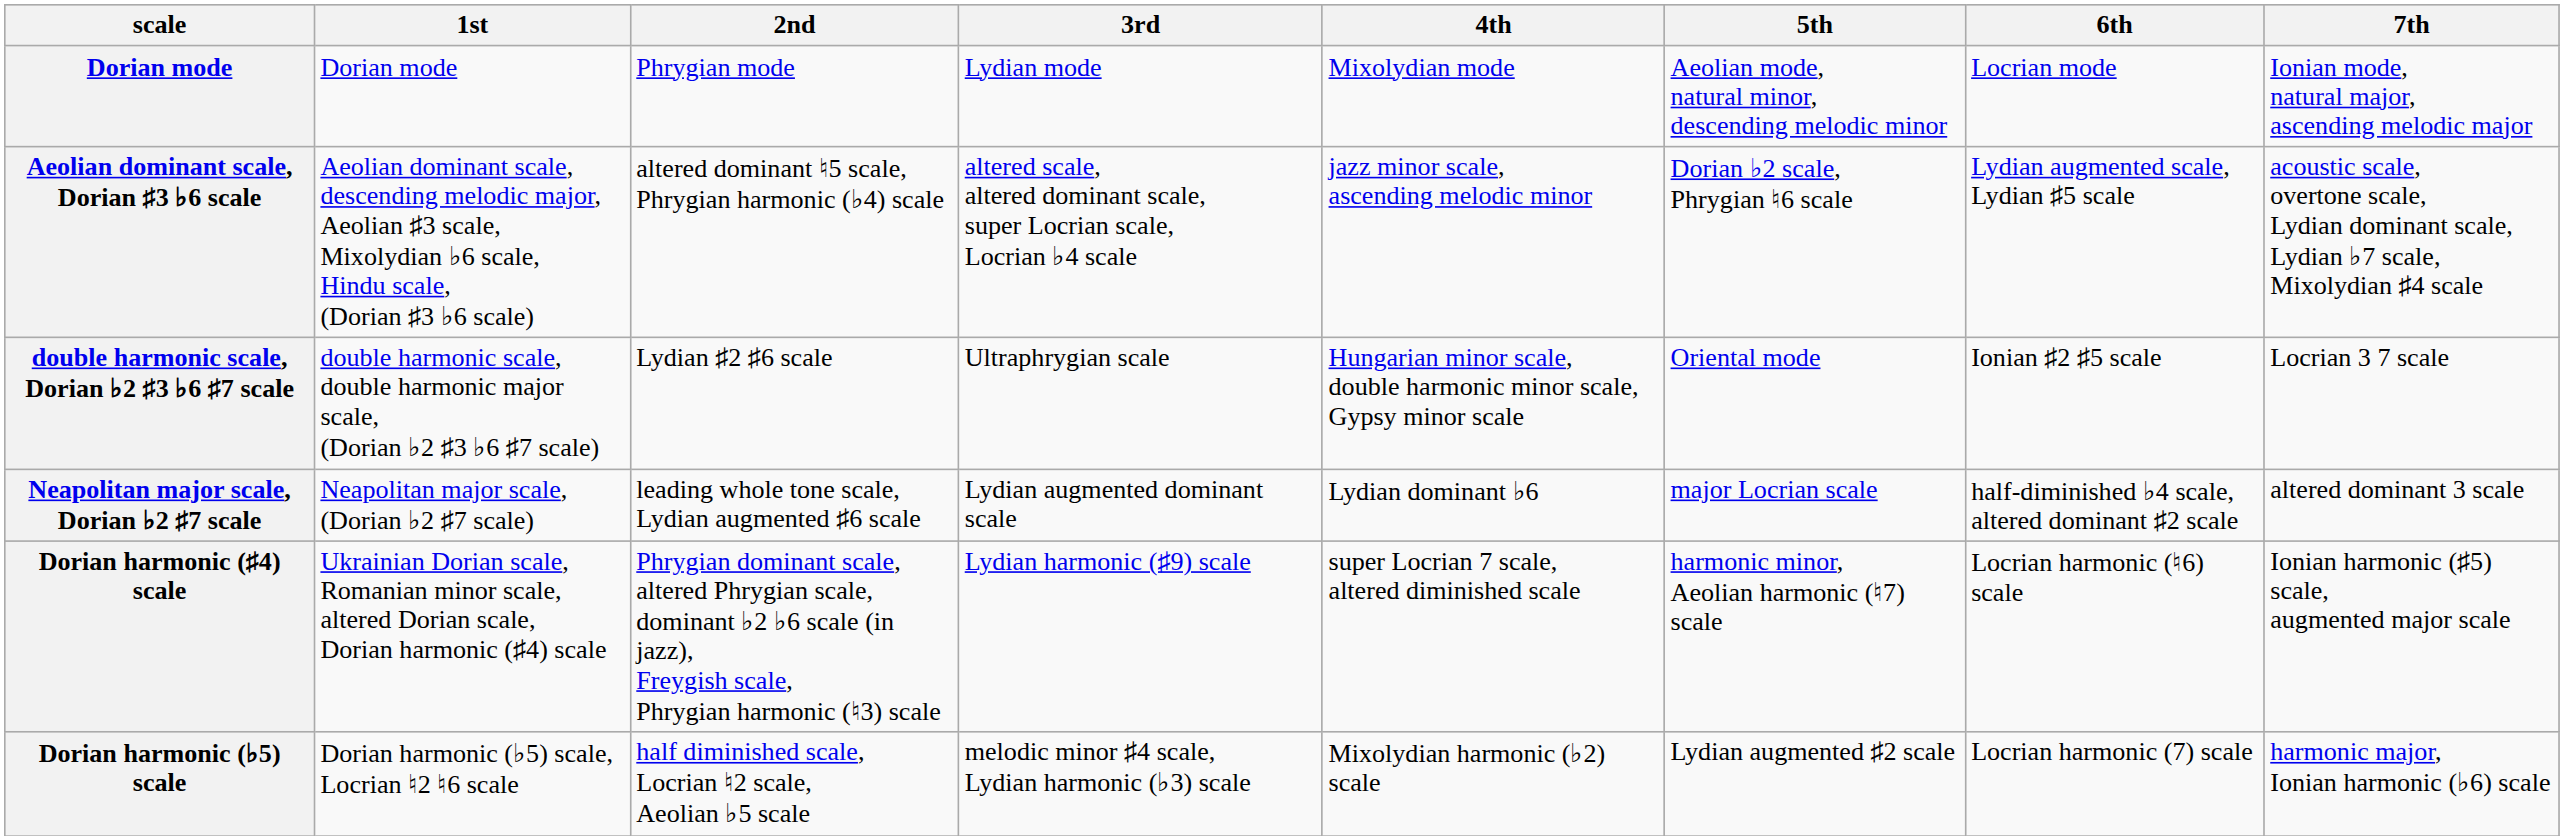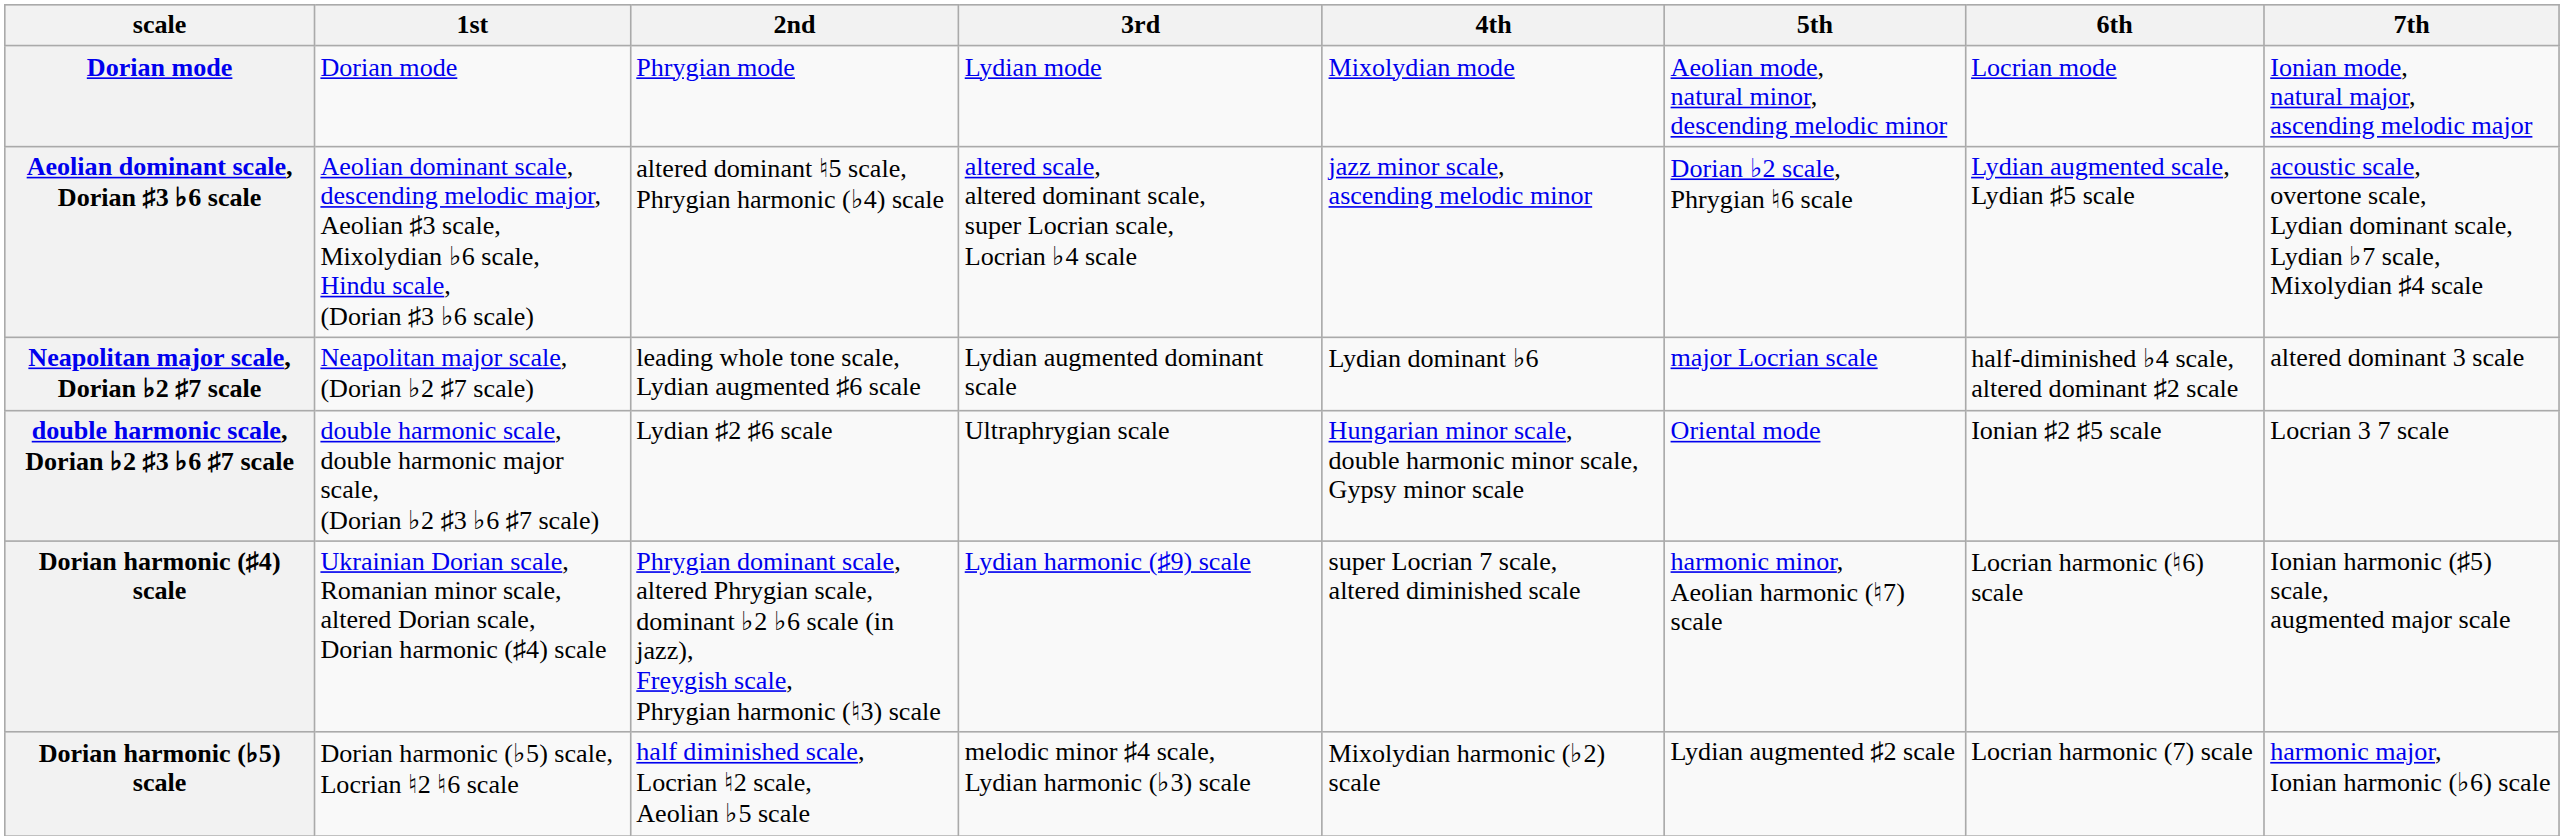rows swapped: (160, 504) <-> (160, 373)
